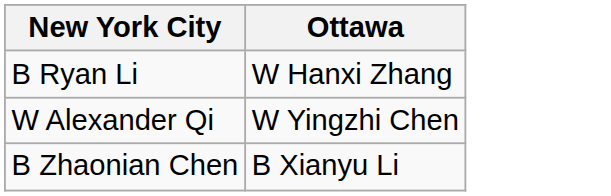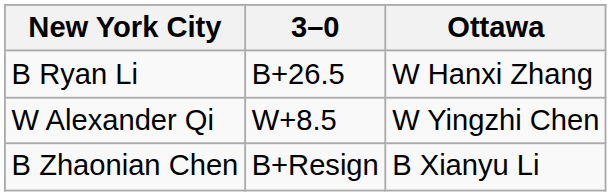+ column: (315, 27)
